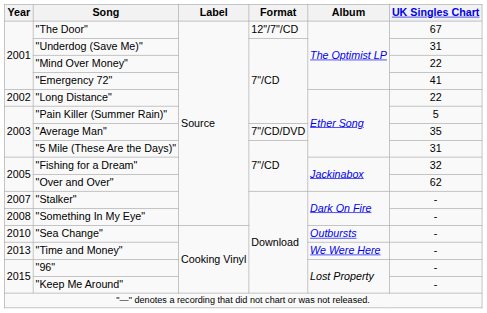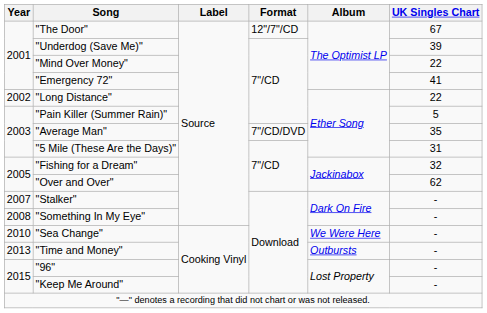(436, 47) 31 -> (436, 47) 39
(333, 234) Outbursts -> (345, 234) We Were Here
(345, 251) We Were Here -> (333, 251) Outbursts
